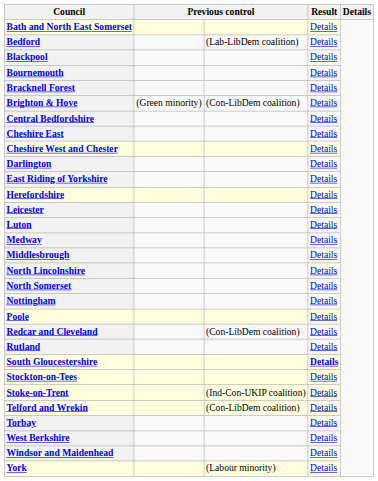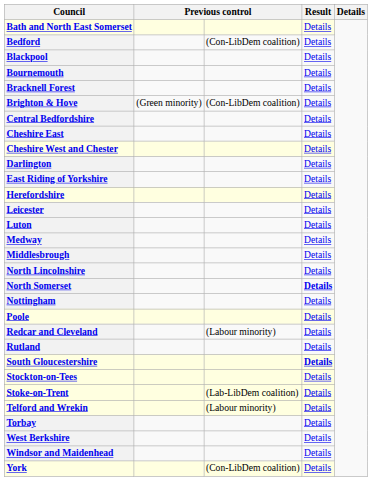(252, 42) (Lab-LibDem coalition) -> (253, 42) (Con-LibDem coalition)
(324, 286) normal -> (318, 286) bold
(253, 331) (Con-LibDem coalition) -> (241, 331) (Labour minority)
(256, 392) (Ind-Con-UKIP coalition) -> (252, 392) (Lab-LibDem coalition)
(253, 407) (Con-LibDem coalition) -> (241, 407) (Labour minority)
(241, 468) (Labour minority) -> (253, 468) (Con-LibDem coalition)
